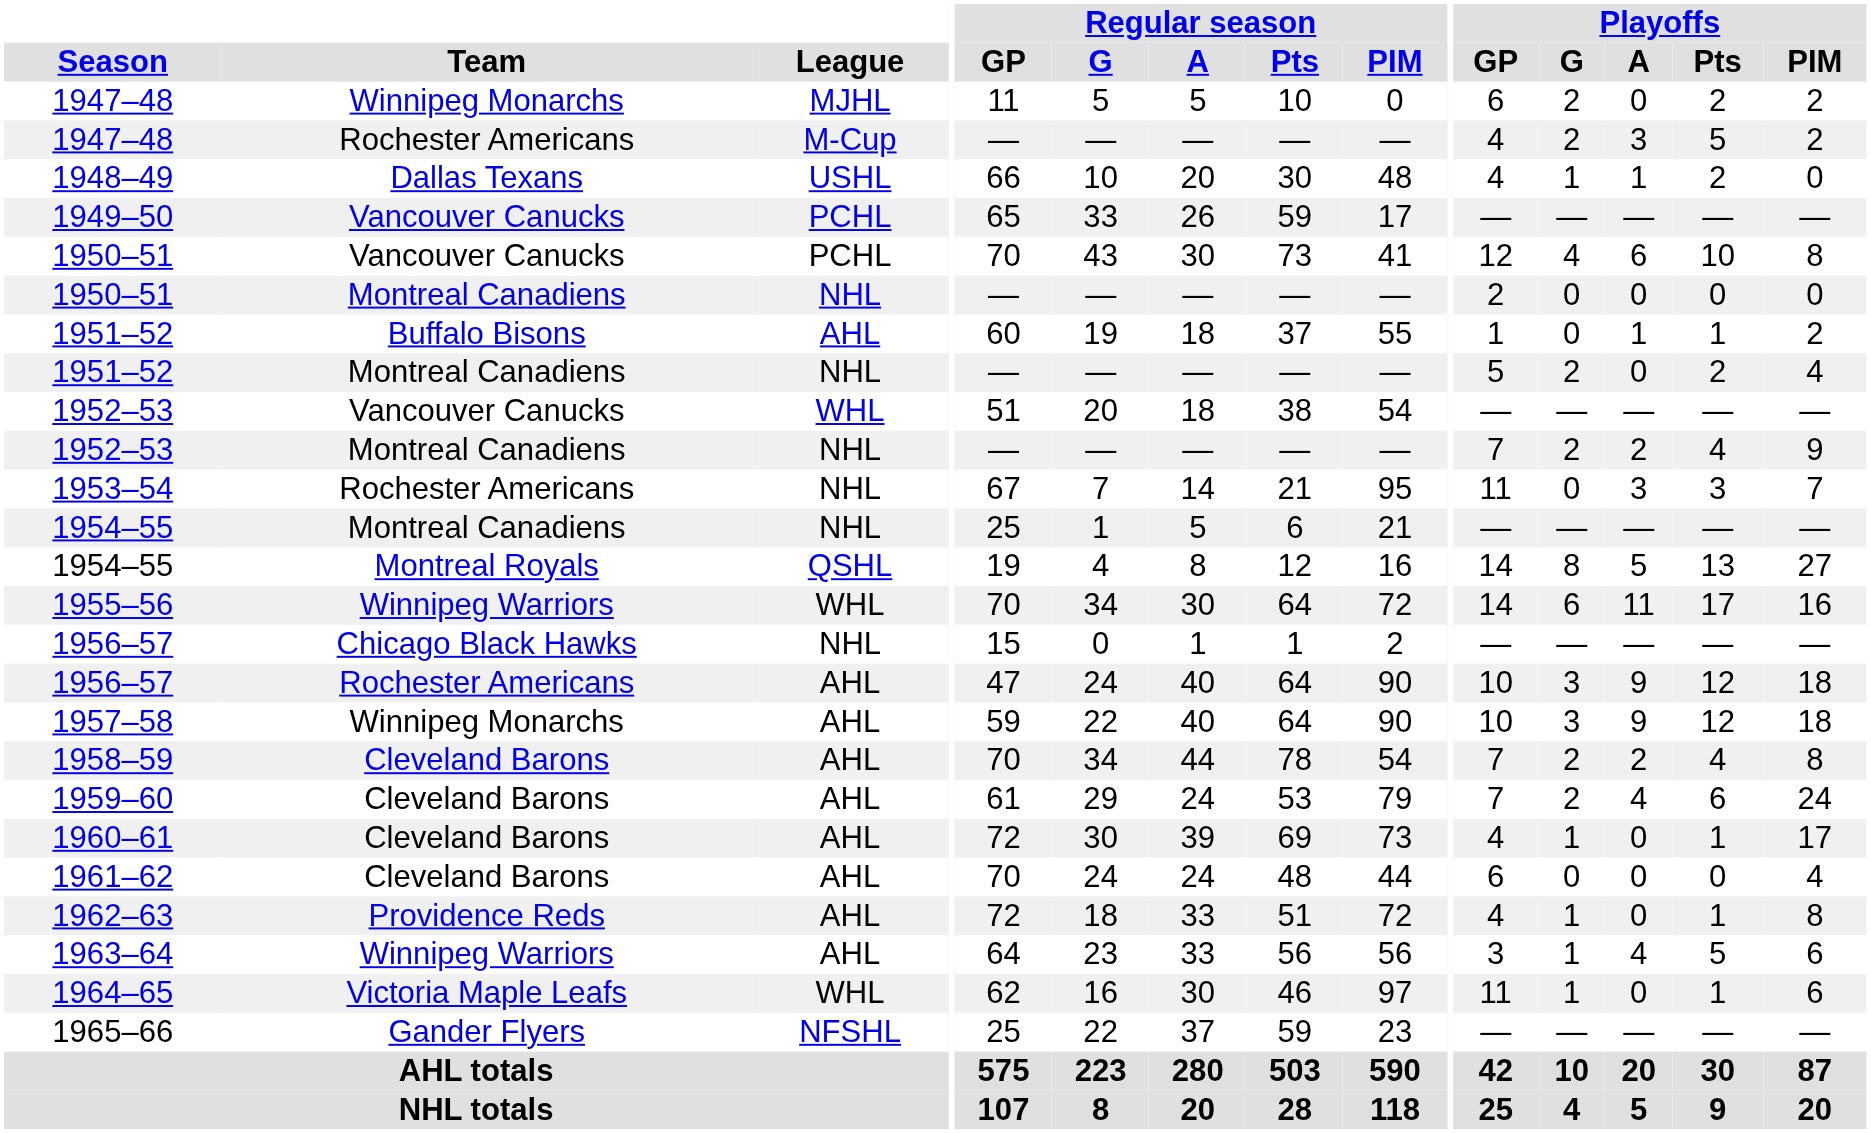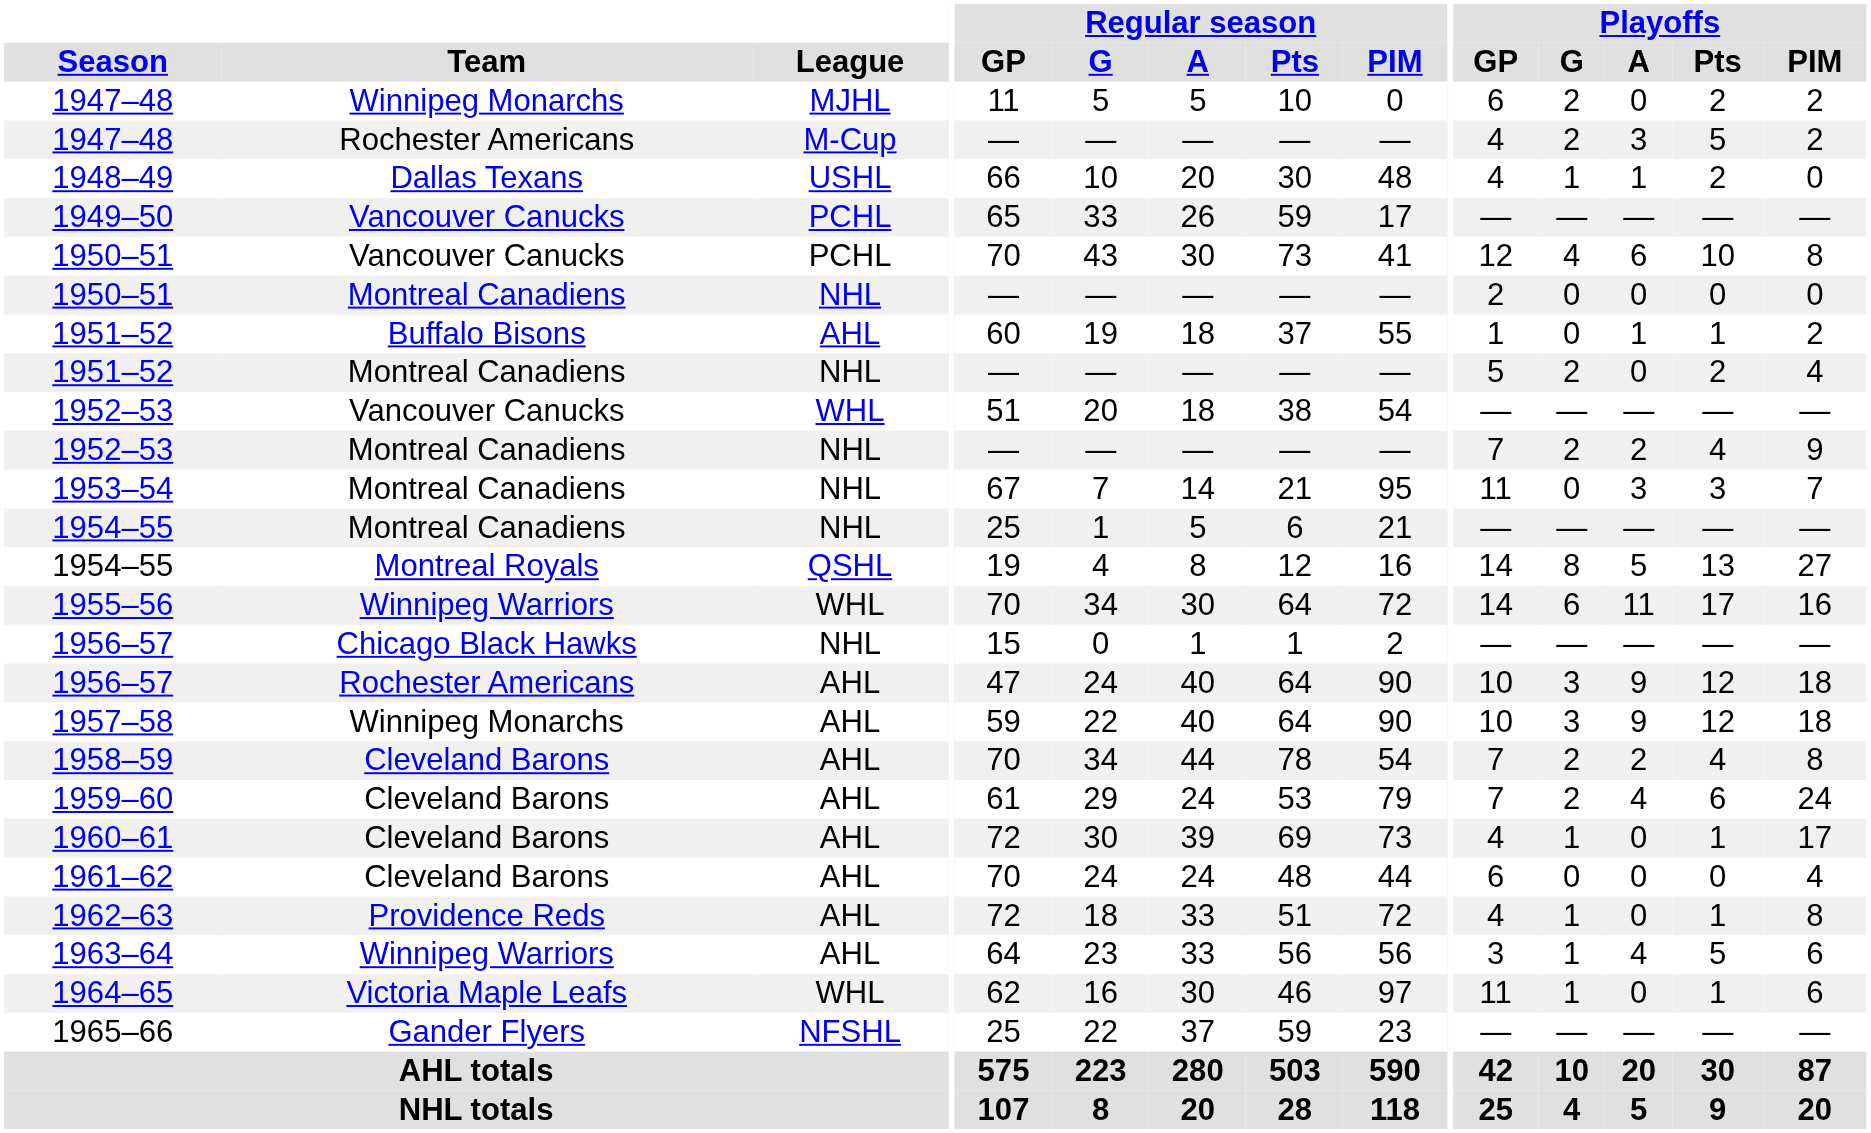(487, 488) Rochester Americans -> (487, 488) Montreal Canadiens
